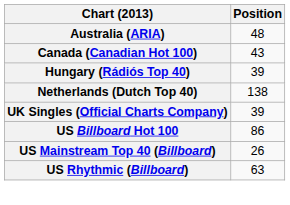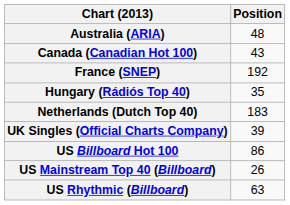+ row: (117, 72)
(258, 72) 39 -> (258, 92) 35
(258, 92) 138 -> (258, 111) 183
